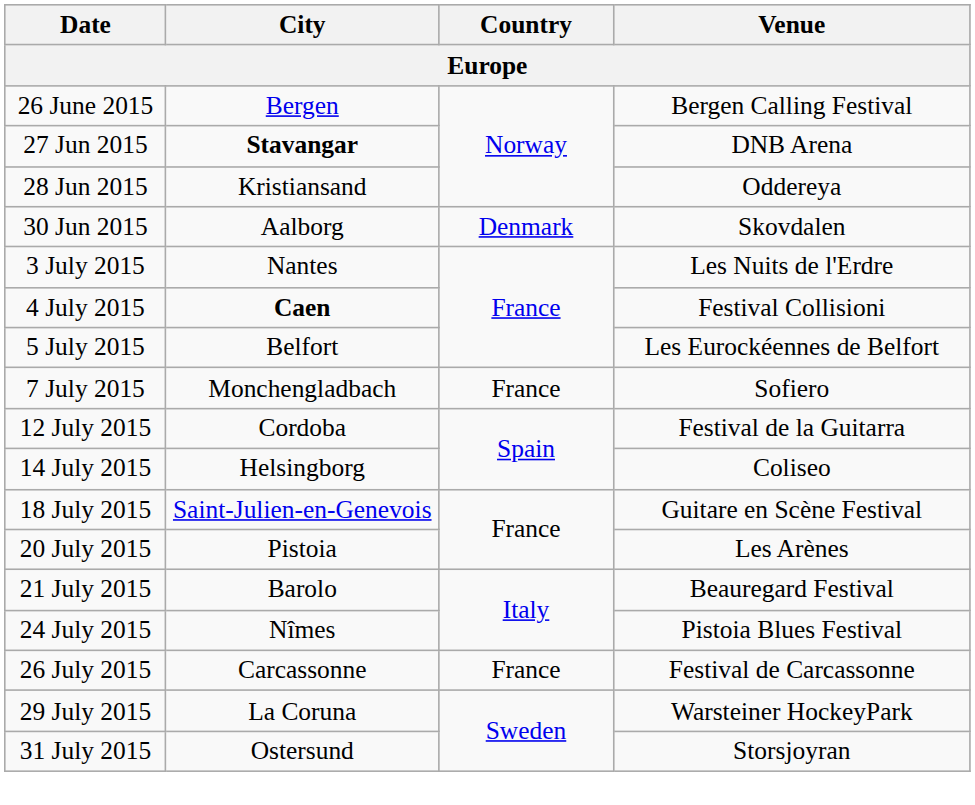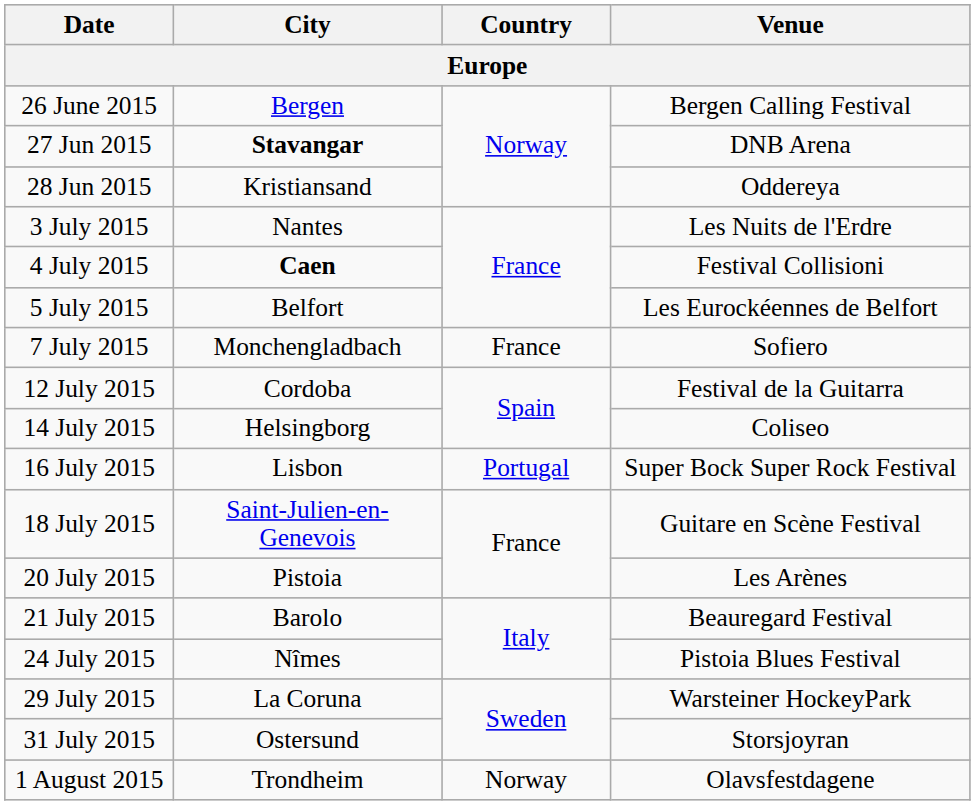- row: (85, 226)
+ row: (89, 468)
- row: (85, 670)
+ row: (89, 779)
